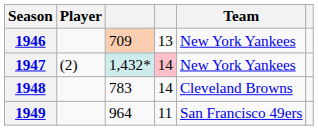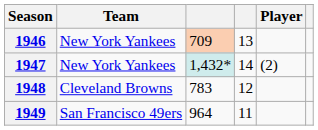columns swapped: (81, 16) <-> (241, 16)
(165, 64) pink background -> (246, 64) no background
(165, 88) 14 -> (246, 88) 12
